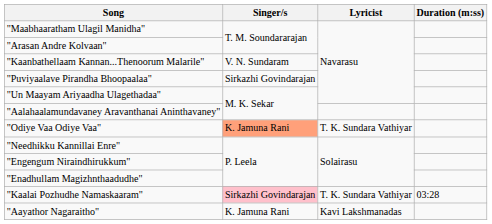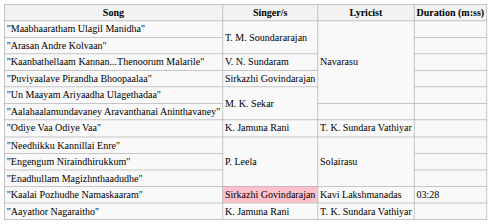(257, 128) lightsalmon background -> (257, 128) no background
(366, 194) T. K. Sundara Vathiyar -> (361, 194) Kavi Lakshmanadas
(361, 211) Kavi Lakshmanadas -> (366, 211) T. K. Sundara Vathiyar
